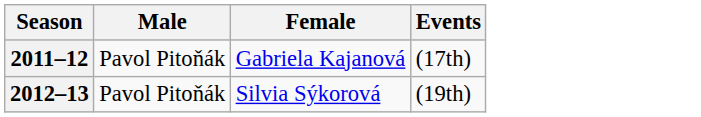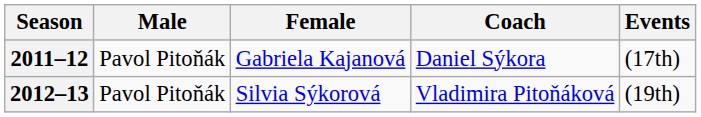+ column: (515, 22)
